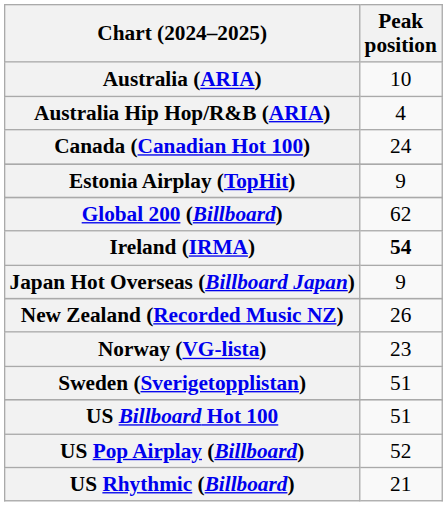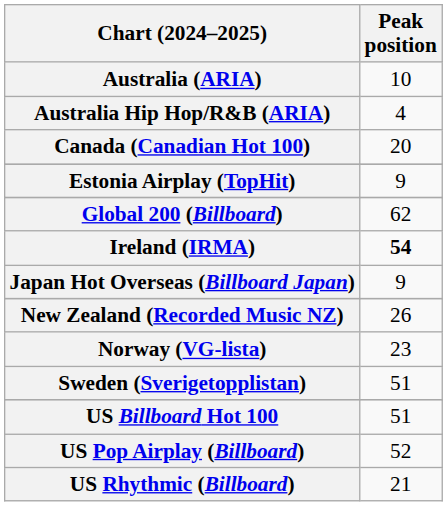(401, 146) 24 -> (401, 146) 20
